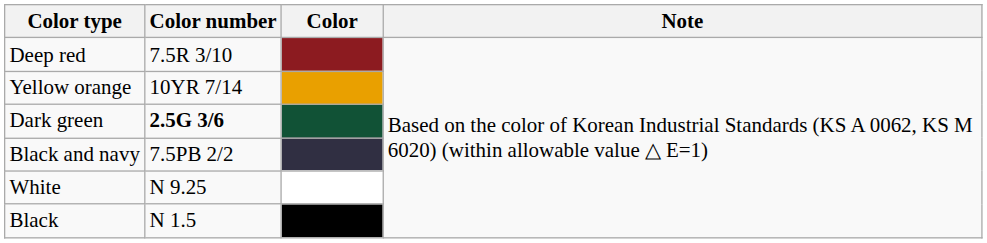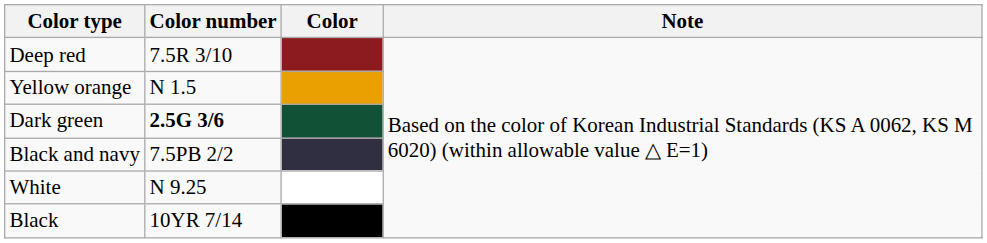(196, 87) 10YR 7/14 -> (173, 87) N 1.5
(173, 220) N 1.5 -> (196, 220) 10YR 7/14
